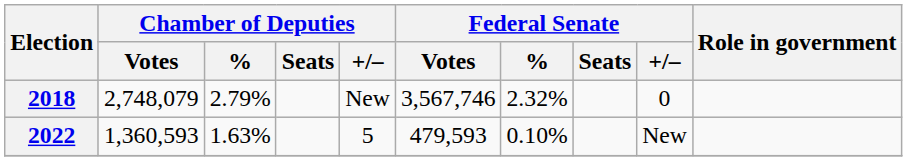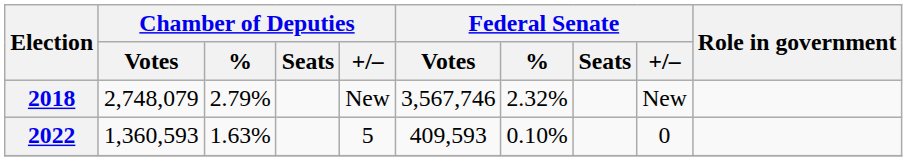(665, 98) 0 -> (665, 98) New
(448, 135) 479,593 -> (448, 135) 409,593
(665, 135) New -> (665, 135) 0
